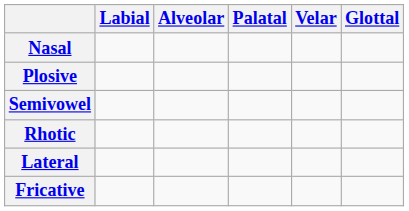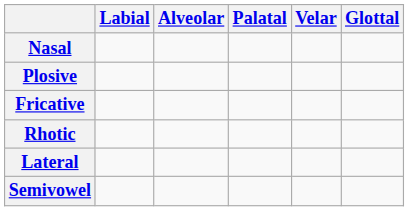rows swapped: (50, 190) <-> (50, 104)
